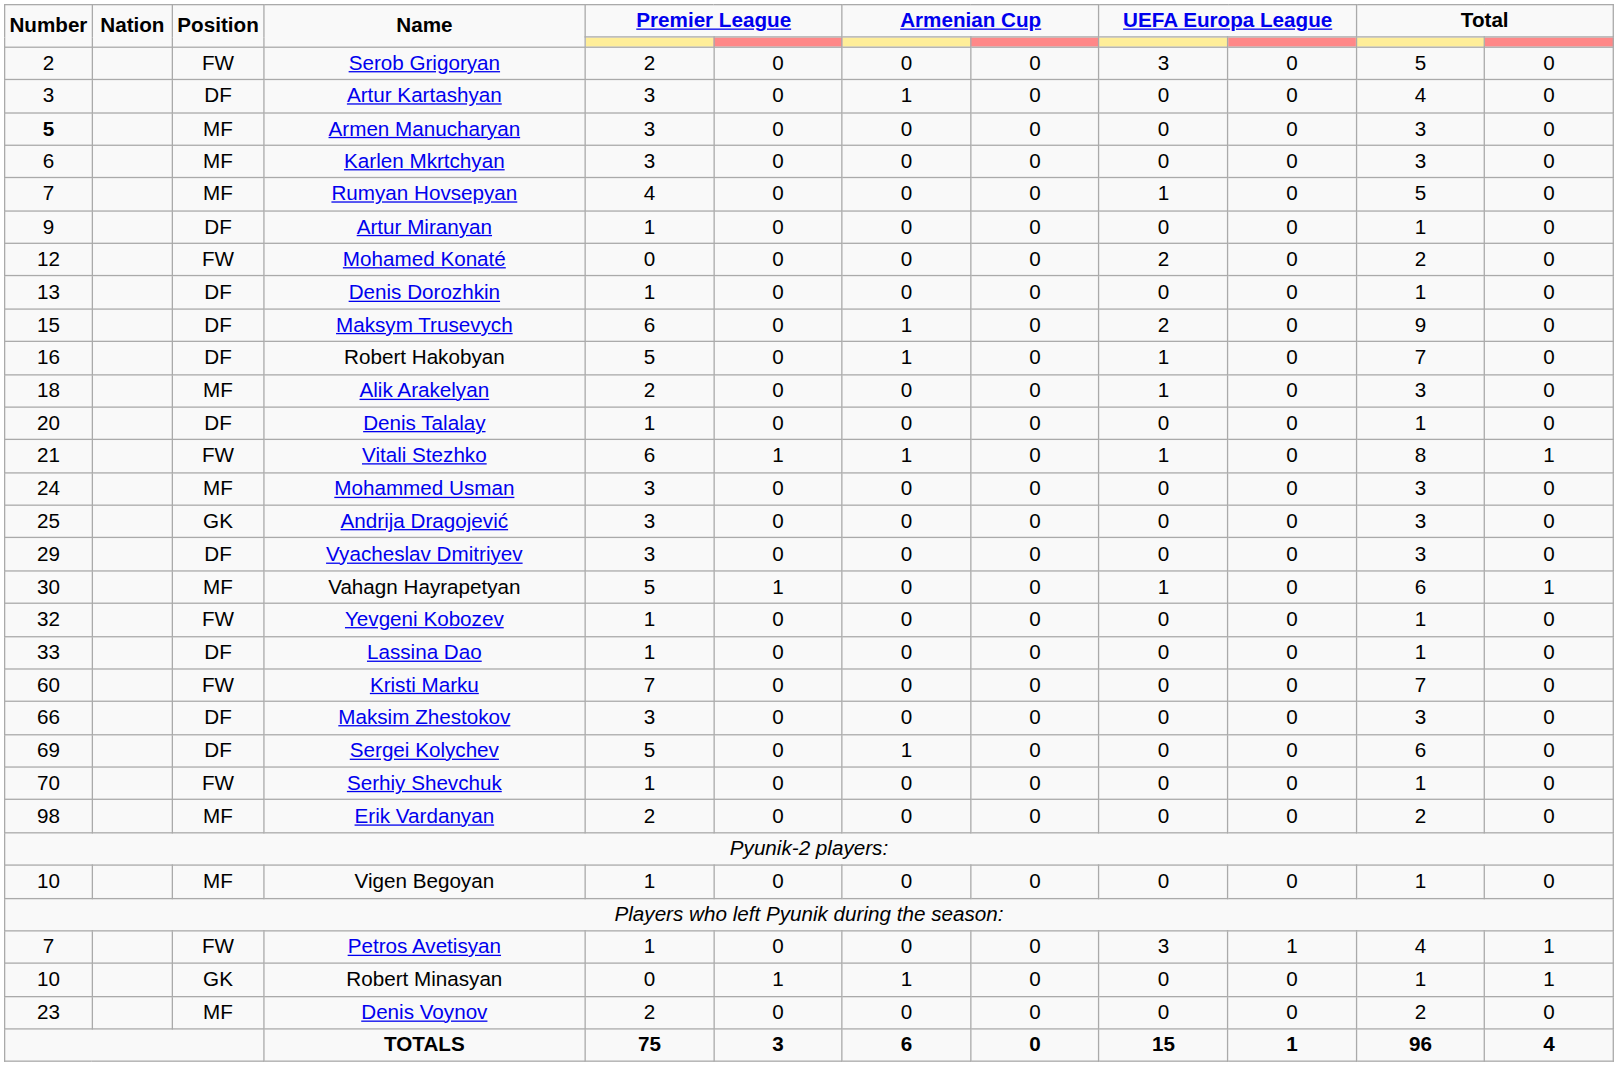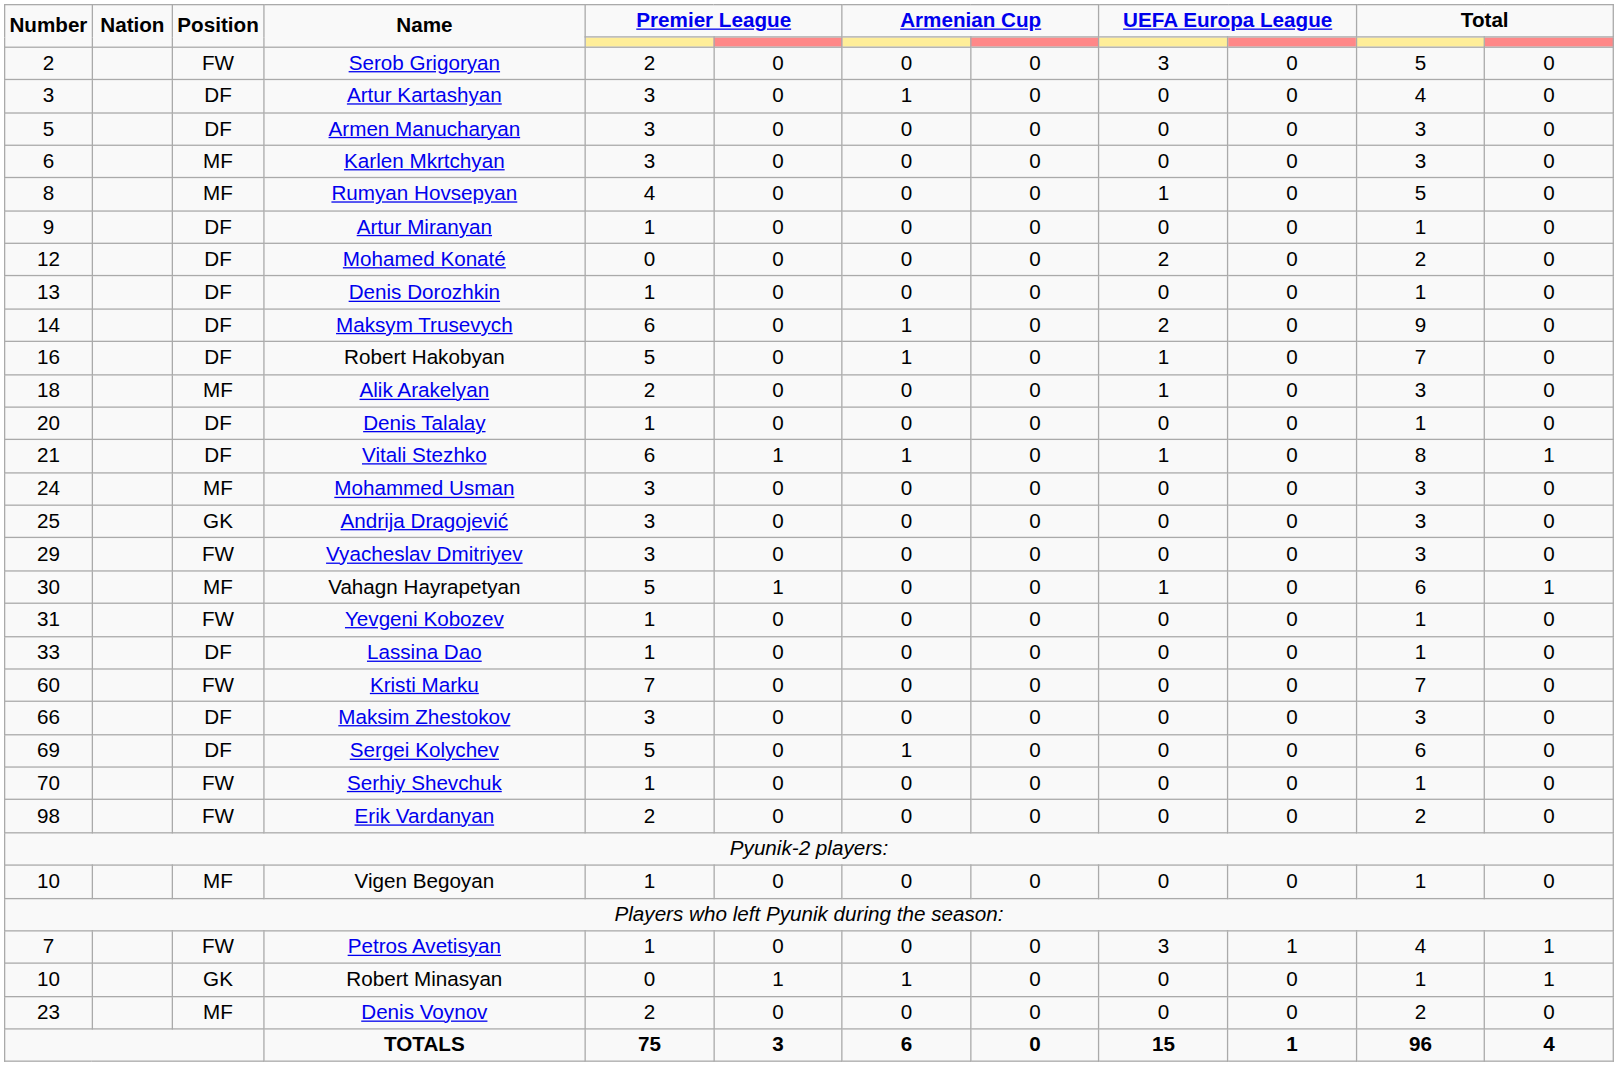(48, 128) bold -> (48, 128) normal
(218, 128) MF -> (218, 128) DF
(48, 194) 7 -> (48, 194) 8
(218, 259) FW -> (218, 259) DF
(48, 324) 15 -> (48, 324) 14
(218, 455) FW -> (218, 455) DF
(218, 554) DF -> (218, 554) FW
(48, 619) 32 -> (48, 619) 31
(218, 815) MF -> (218, 815) FW
